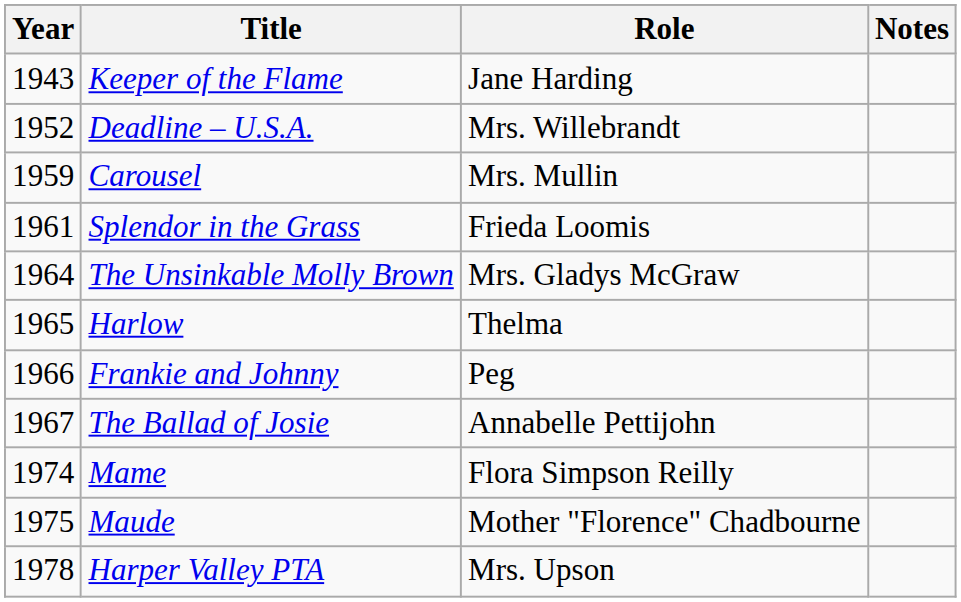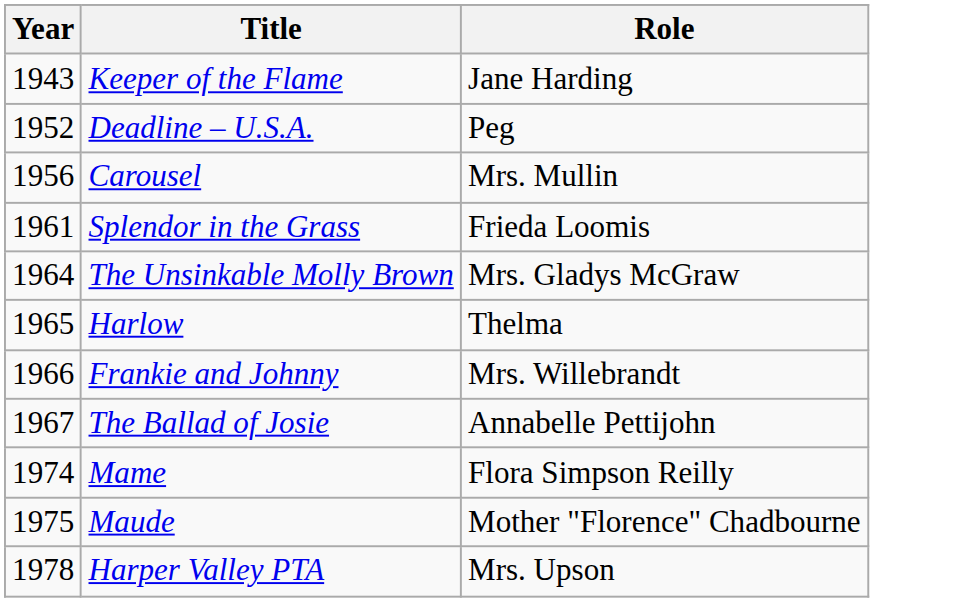- column: (912, 29)
(574, 127) Mrs. Willebrandt -> (491, 127) Peg
(43, 176) 1959 -> (43, 176) 1956
(491, 373) Peg -> (574, 373) Mrs. Willebrandt
